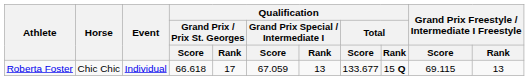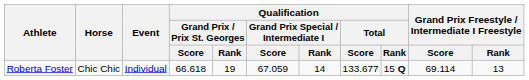(230, 68) 17 -> (230, 68) 19
(320, 68) 13 -> (320, 68) 14
(440, 68) 69.115 -> (440, 68) 69.114
